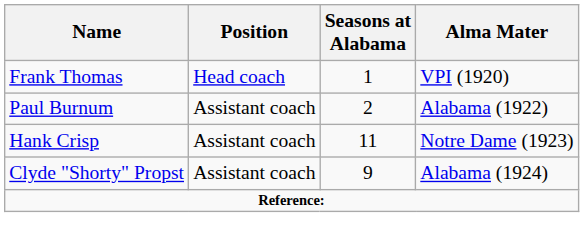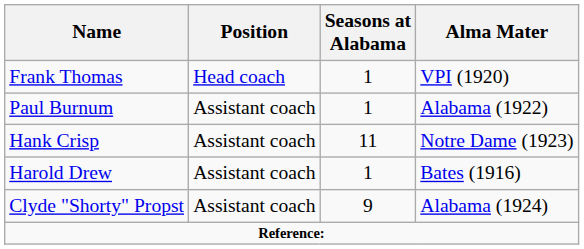(368, 108) 2 -> (368, 108) 1
+ row: (61, 173)
